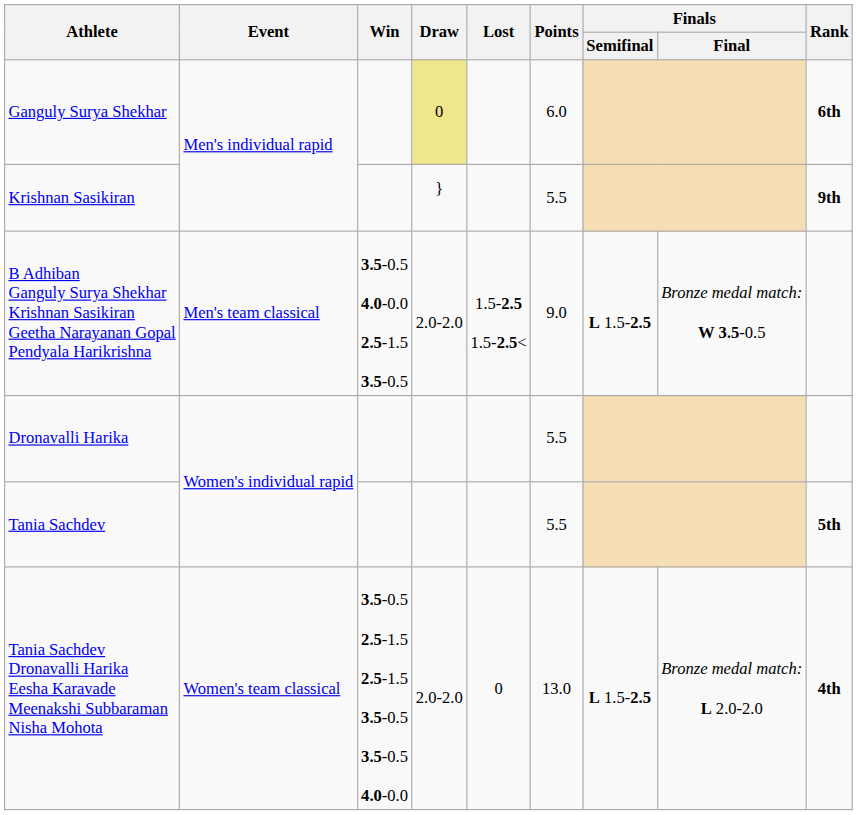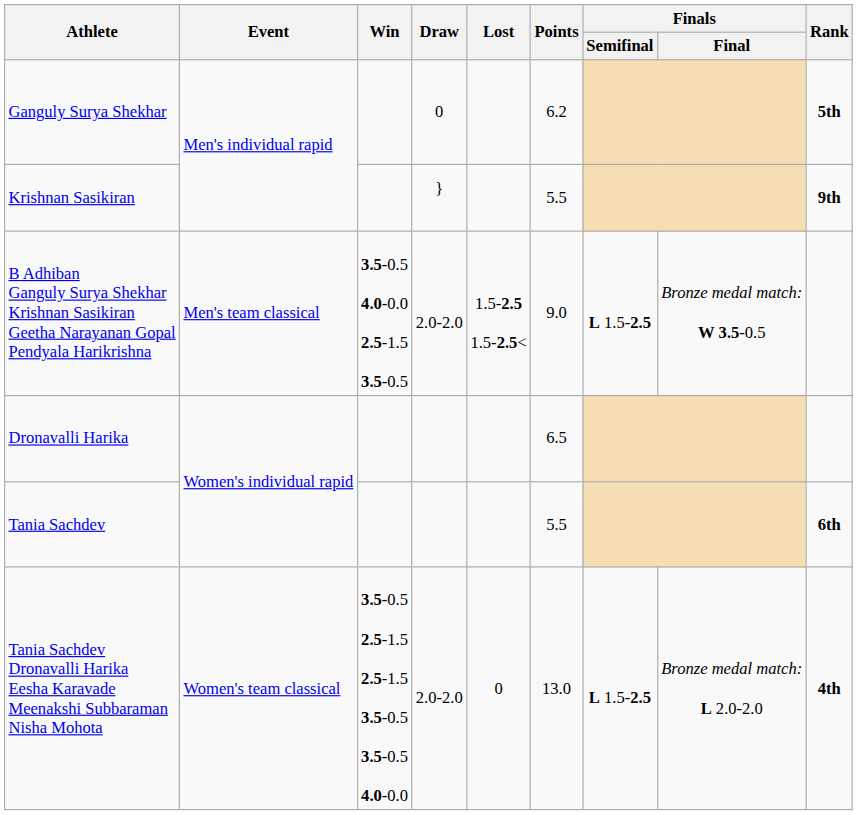(439, 112) khaki background -> (439, 112) no background
(557, 112) 6.0 -> (557, 112) 6.2
(829, 112) 6th -> (829, 112) 5th
(557, 438) 5.5 -> (557, 438) 6.5
(829, 524) 5th -> (829, 524) 6th
